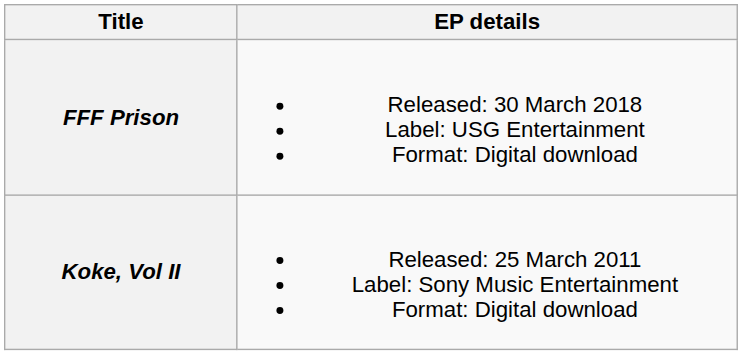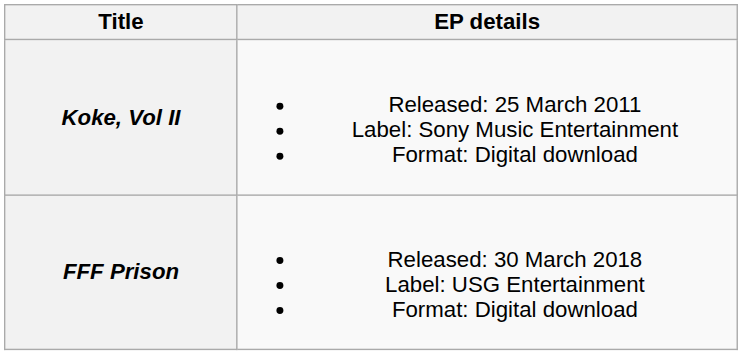rows swapped: (121, 271) <-> (121, 117)
